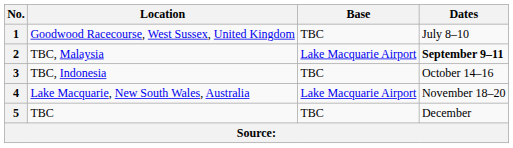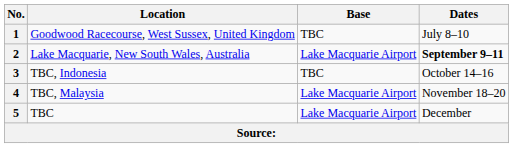(67, 54) TBC, Malaysia -> (140, 54) Lake Macquarie, New South Wales, Australia
(140, 93) Lake Macquarie, New South Wales, Australia -> (67, 93) TBC, Malaysia
(312, 113) TBC -> (358, 113) Lake Macquarie Airport
